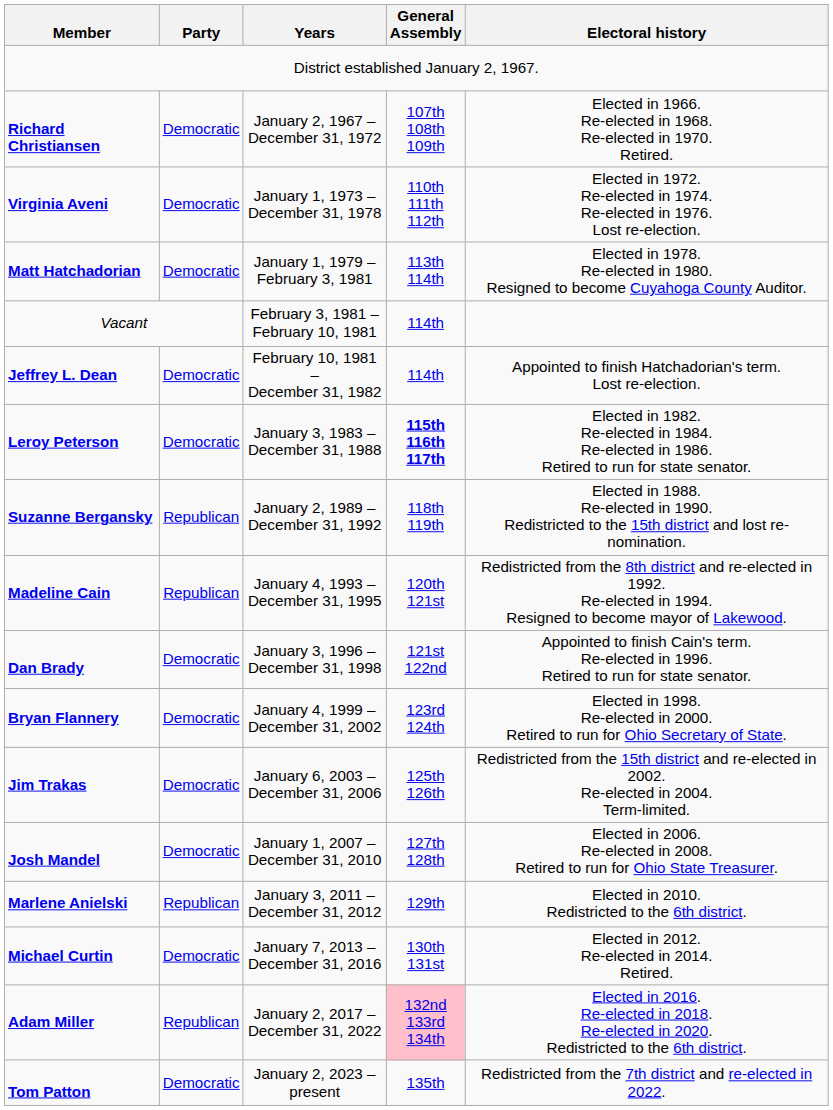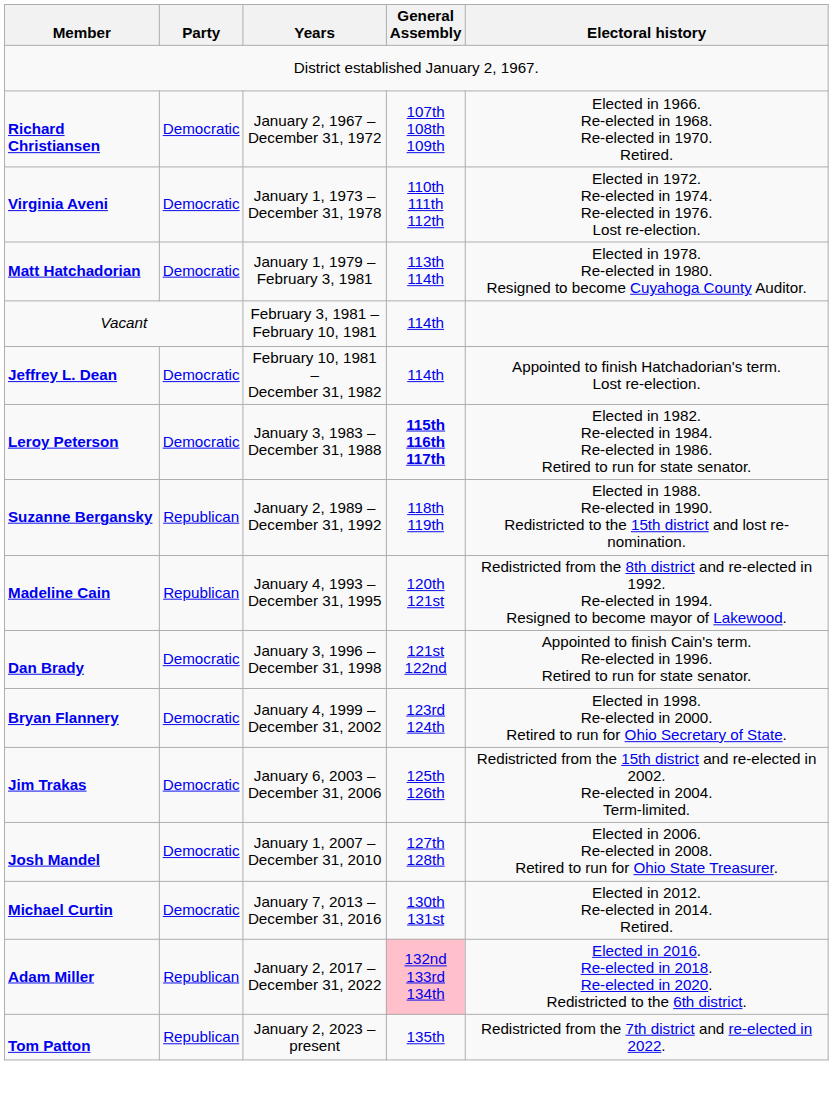- row: (68, 903)
(201, 1082) Democratic -> (201, 1037) Republican
